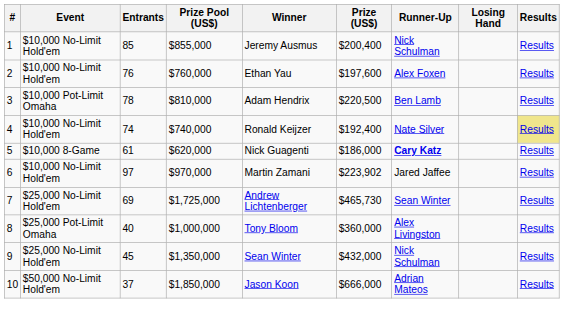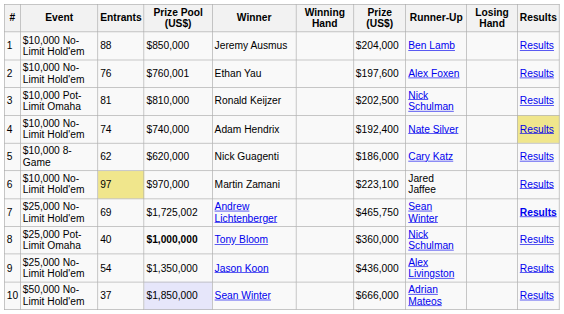+ column: (325, 18)
(128, 46) 85 -> (106, 46) 88
(190, 46) $855,000 -> (168, 46) $850,000
(360, 46) $200,400 -> (377, 46) $204,000
(417, 46) Nick Schulman -> (432, 46) Ben Lamb
(190, 73) $760,000 -> (168, 73) $760,001
(128, 101) 78 -> (106, 101) 81
(277, 101) Adam Hendrix -> (248, 101) Ronald Keijzer
(360, 101) $220,500 -> (377, 101) $202,500
(418, 101) Ben Lamb -> (431, 101) Nick Schulman
(278, 129) Ronald Keijzer -> (247, 129) Adam Hendrix
(128, 151) 61 -> (106, 157) 62
(418, 151) bold -> (431, 157) normal
(128, 173) no background -> (106, 184) khaki background
(360, 173) $223,902 -> (377, 184) $223,100
(194, 201) $1,725,000 -> (172, 212) $1,725,002
(360, 201) $465,730 -> (377, 212) $465,750
(537, 201) normal -> (538, 212) bold
(194, 228) normal -> (172, 240) bold
(417, 228) Alex Livingston -> (431, 240) Nick Schulman
(128, 256) 45 -> (106, 268) 54
(273, 256) Sean Winter -> (242, 268) Jason Koon
(360, 256) $432,000 -> (377, 268) $436,000
(417, 256) Nick Schulman -> (431, 268) Alex Livingston
(194, 284) no background -> (172, 295) lavender background
(272, 284) Jason Koon -> (243, 295) Sean Winter
